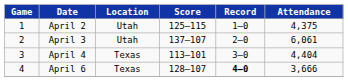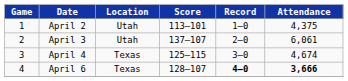(187, 26) 125–115 -> (187, 26) 113–101
(187, 55) 113–101 -> (187, 55) 125–115
(304, 55) 4,404 -> (304, 55) 4,674
(304, 69) normal -> (304, 69) bold
